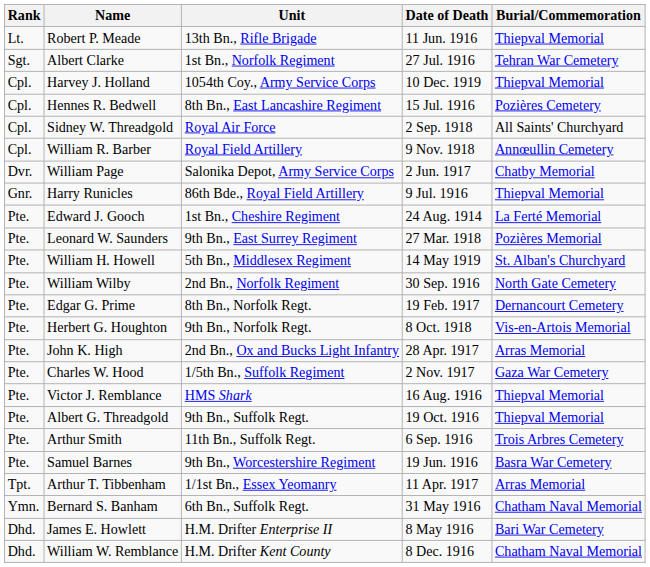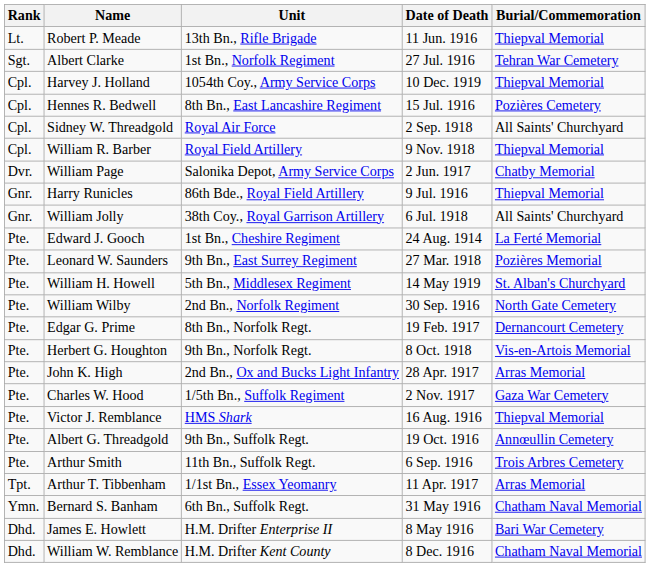(554, 149) Annœullin Cemetery -> (549, 149) Thiepval Memorial
+ row: (85, 216)
(549, 417) Thiepval Memorial -> (554, 439) Annœullin Cemetery
- row: (89, 462)
